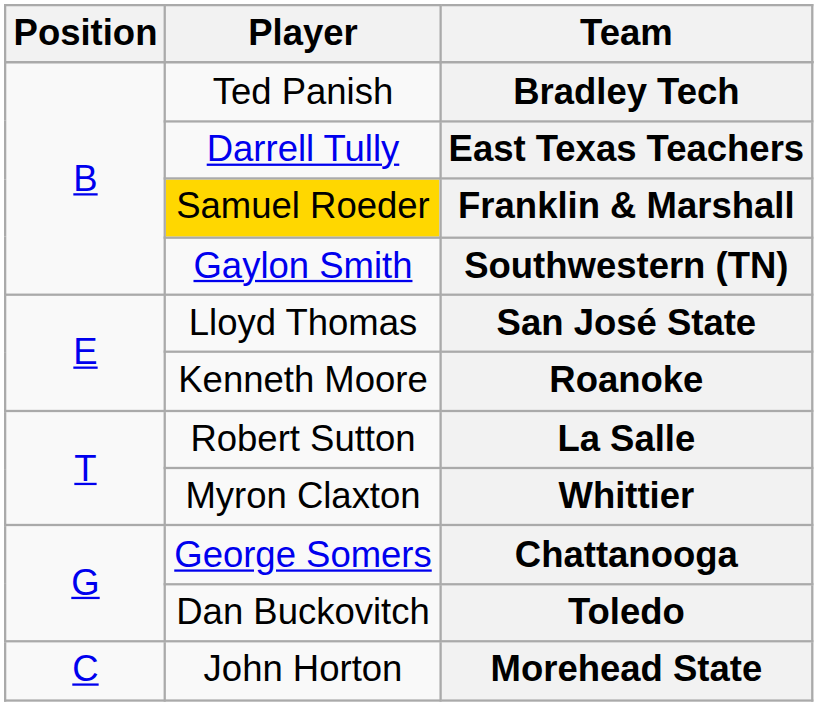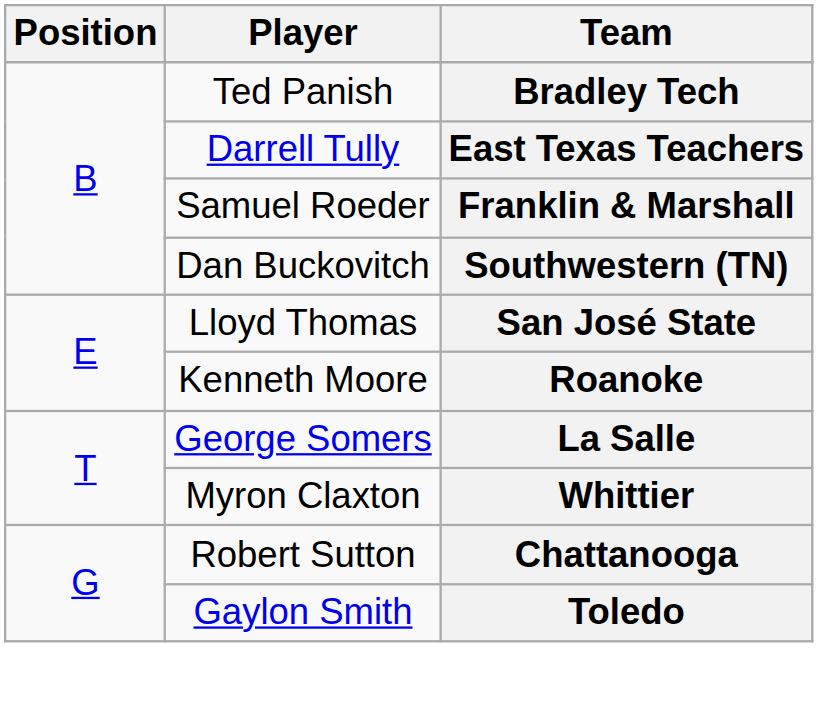(303, 206) gold background -> (303, 206) no background
(303, 264) Gaylon Smith -> (303, 264) Dan Buckovitch
(303, 438) Robert Sutton -> (303, 438) George Somers
(303, 554) George Somers -> (303, 554) Robert Sutton
(303, 611) Dan Buckovitch -> (303, 611) Gaylon Smith
- row: (626, 669)
